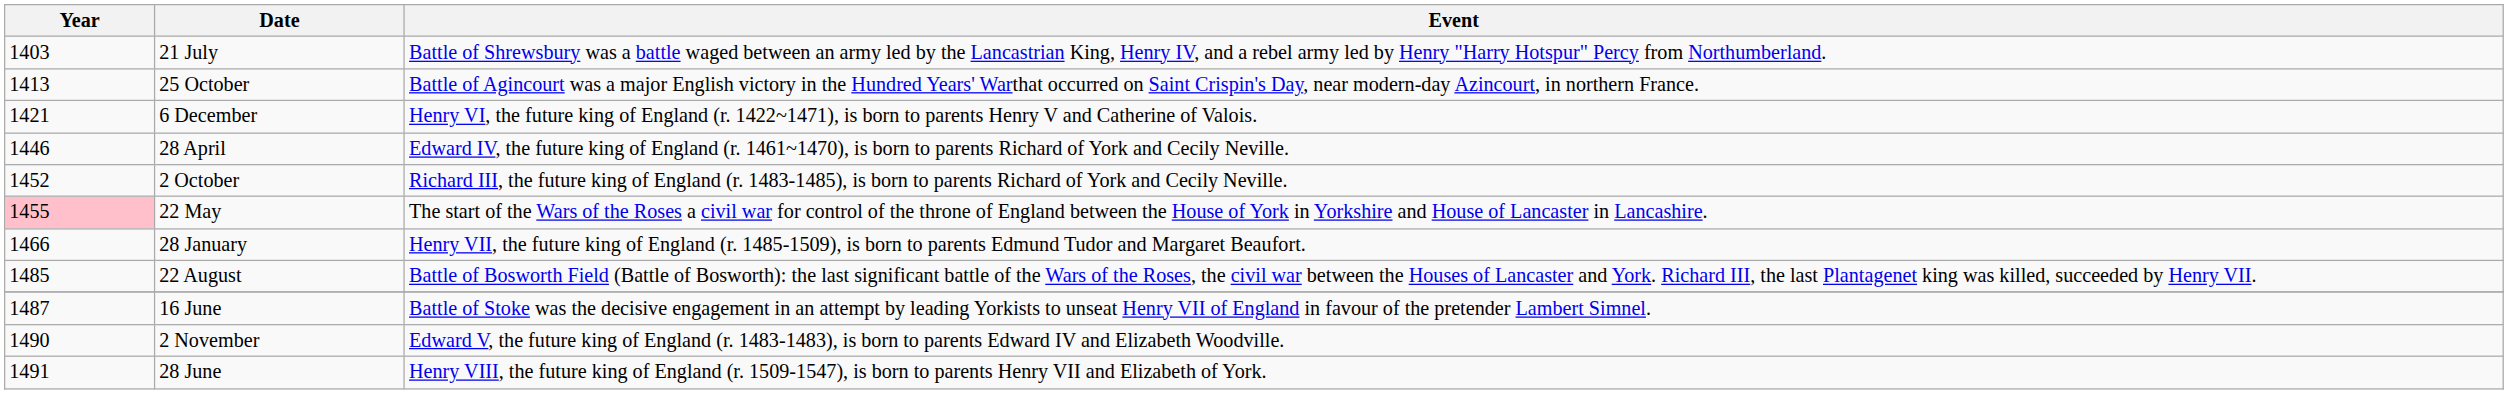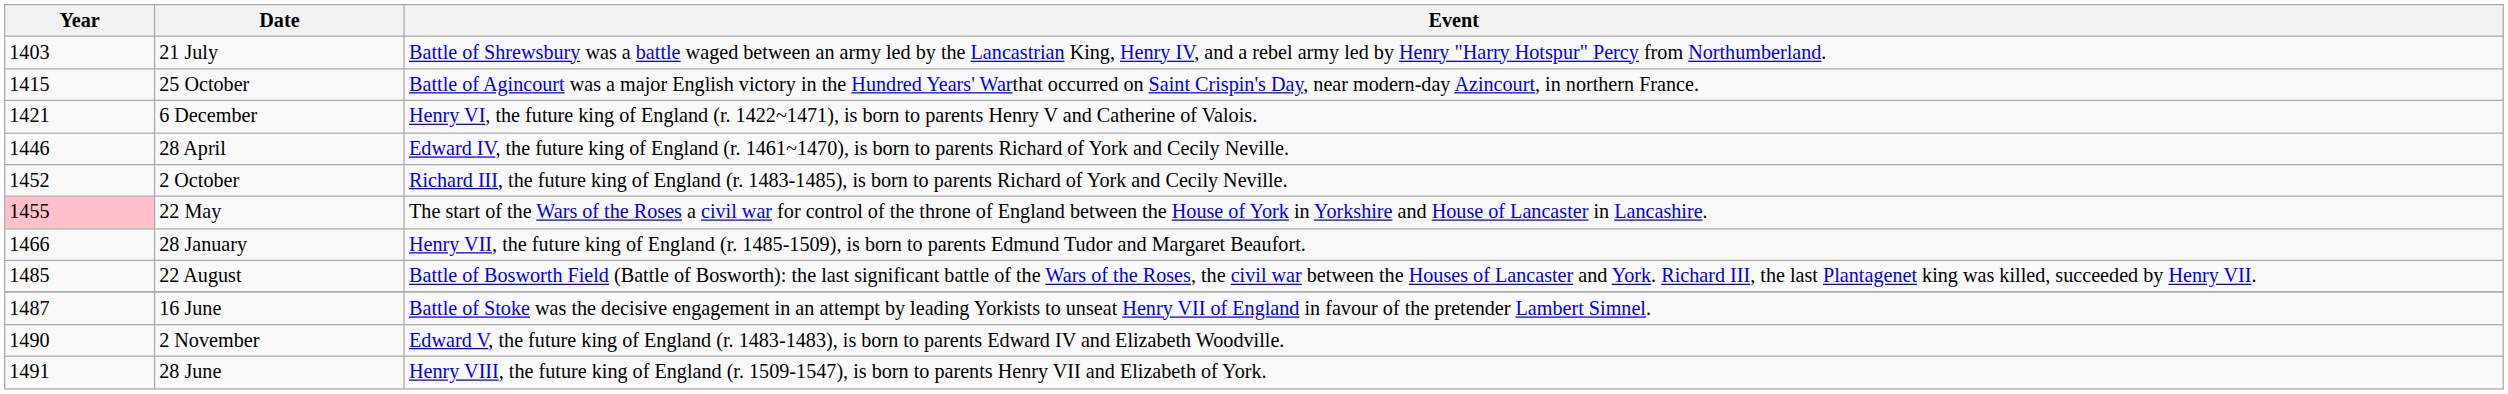(29, 84) 1413 -> (29, 84) 1415
